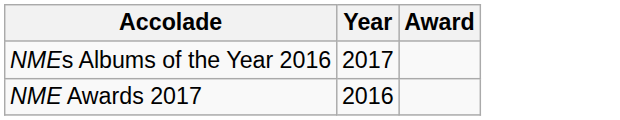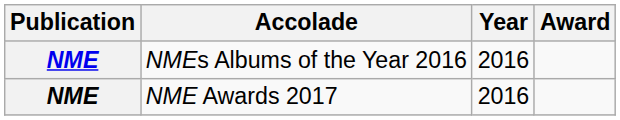+ column: (73, 22)
(368, 59) 2017 -> (503, 59) 2016
